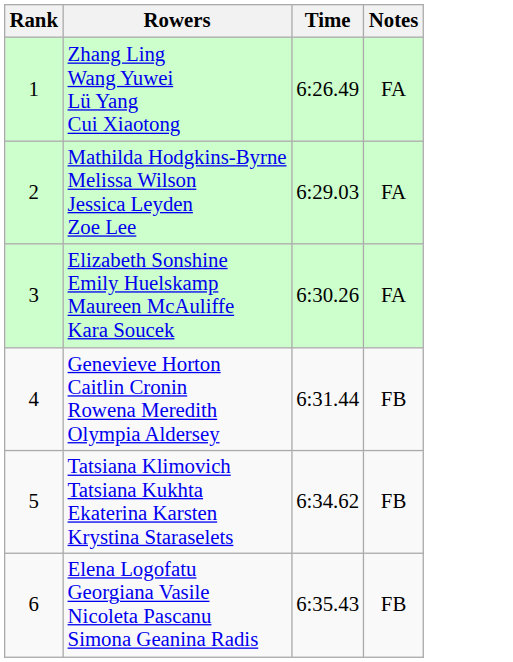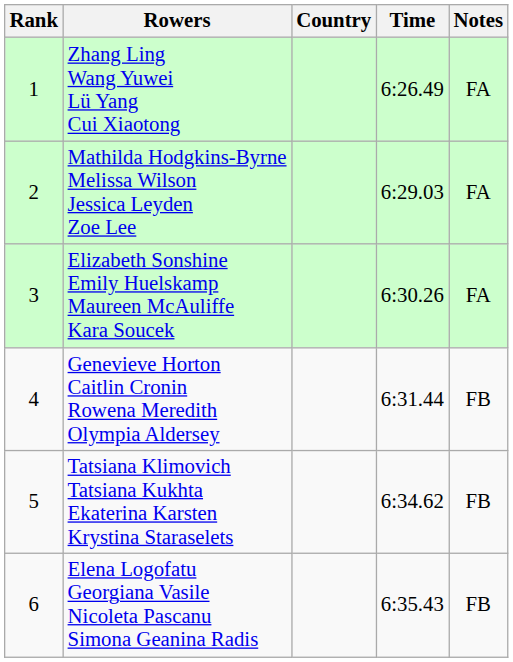+ column: (334, 20)
